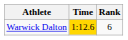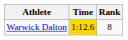(110, 27) 6 -> (110, 27) 8
